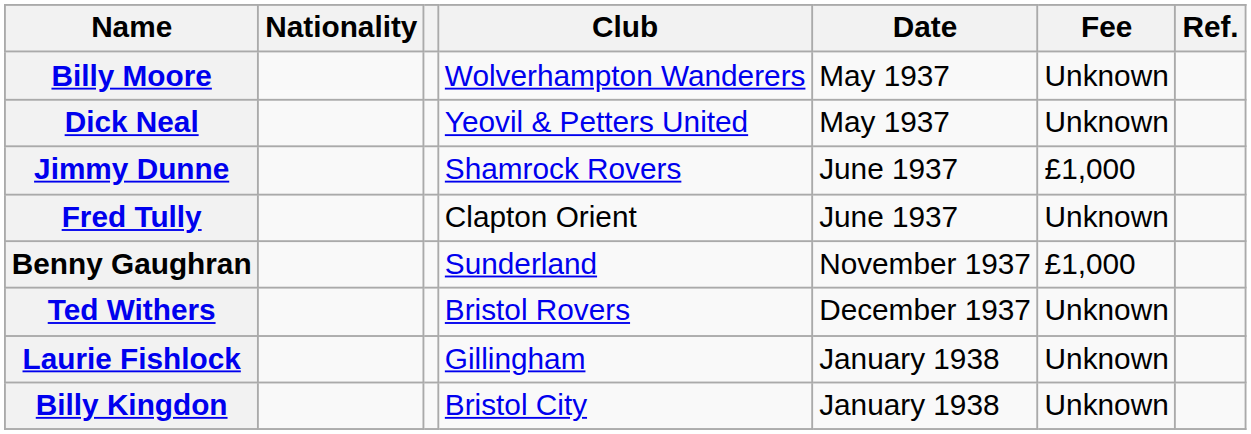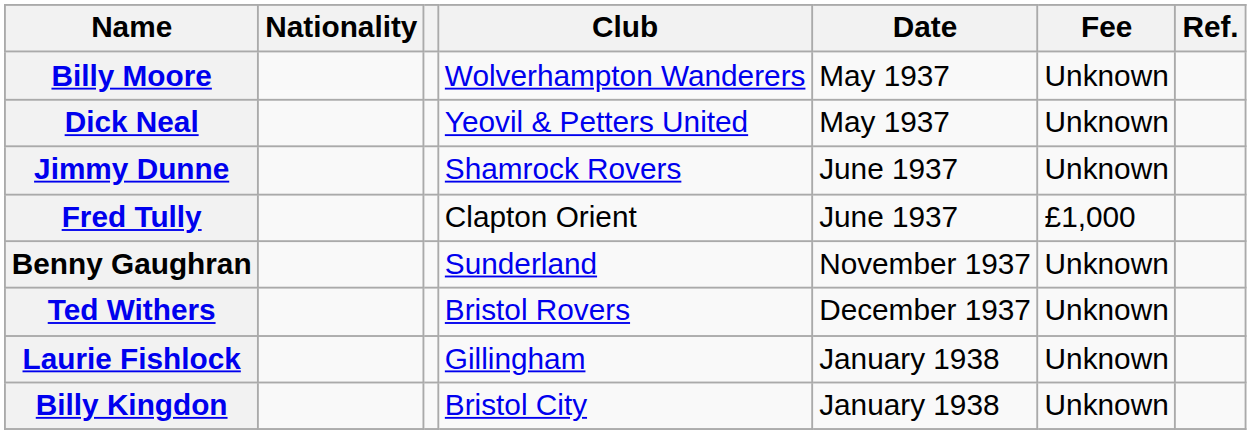(1090, 169) £1,000 -> (1107, 169) Unknown
(1107, 216) Unknown -> (1090, 216) £1,000
(1090, 264) £1,000 -> (1107, 264) Unknown
